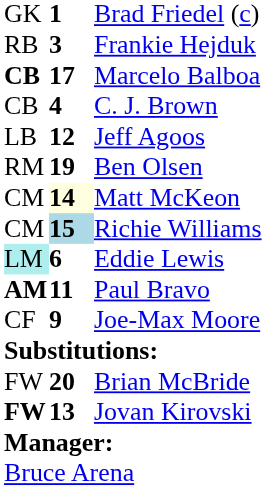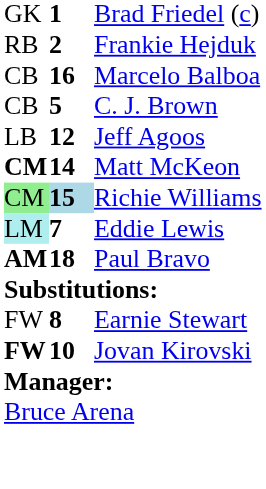(55, 44) 3 -> (55, 44) 2
(22, 75) bold -> (21, 75) normal
(62, 75) 17 -> (62, 75) 16
(55, 105) 4 -> (55, 105) 5
- row: (148, 166)
(24, 197) normal -> (26, 166) bold
(62, 197) lightyellow background -> (62, 166) no background
(24, 228) no background -> (24, 197) lightgreen background
(55, 258) 6 -> (55, 228) 7
(61, 289) 11 -> (62, 258) 18
- row: (177, 319)
+ row: (171, 319)
- row: (172, 381)
(62, 411) 13 -> (62, 350) 10
